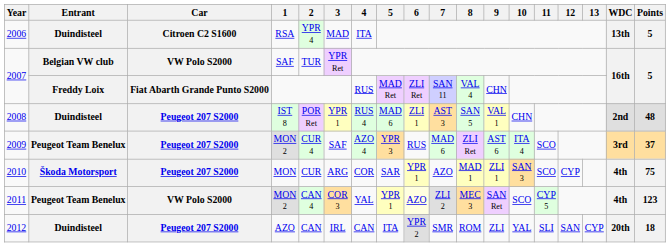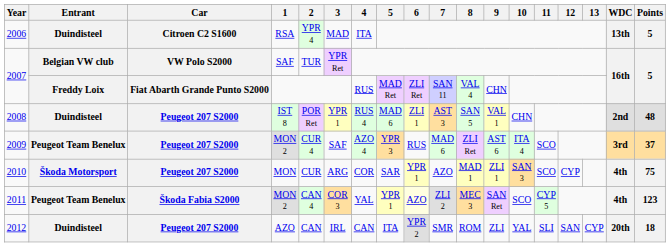(199, 200) VW Polo S2000 -> (199, 200) Škoda Fabia S2000
